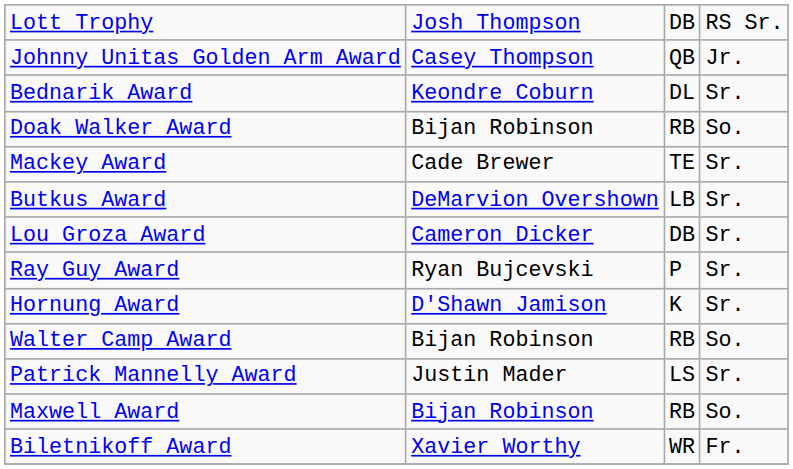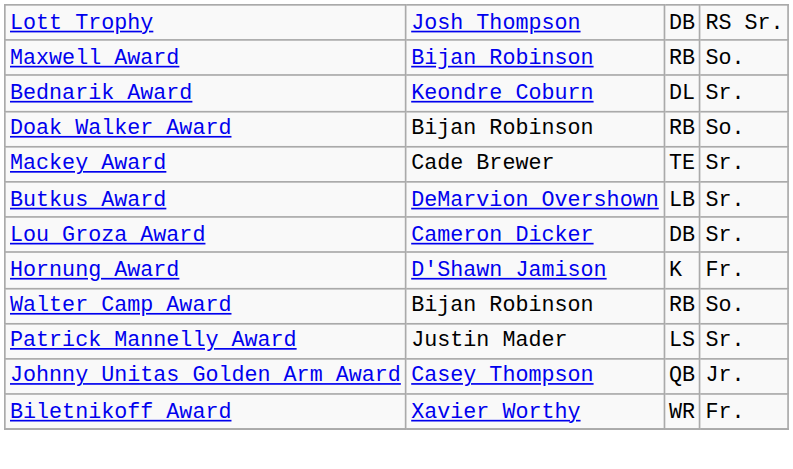rows swapped: (95, 412) <-> (205, 58)
- row: (95, 270)
(725, 306) Sr. -> (725, 270) Fr.
